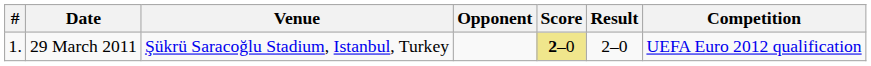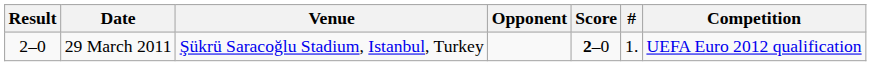columns swapped: (15, 18) <-> (614, 18)
(561, 46) khaki background -> (596, 46) no background
